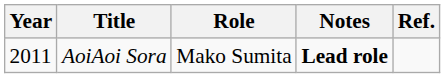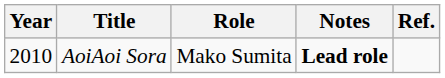(30, 55) 2011 -> (31, 55) 2010
